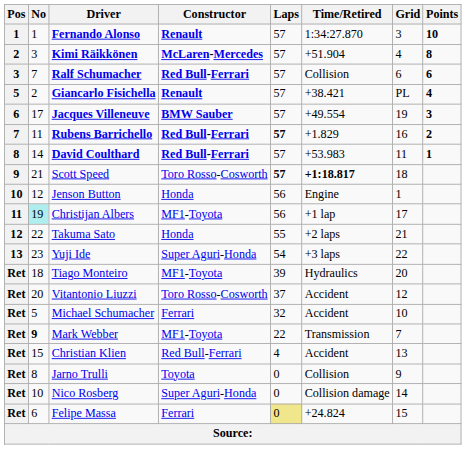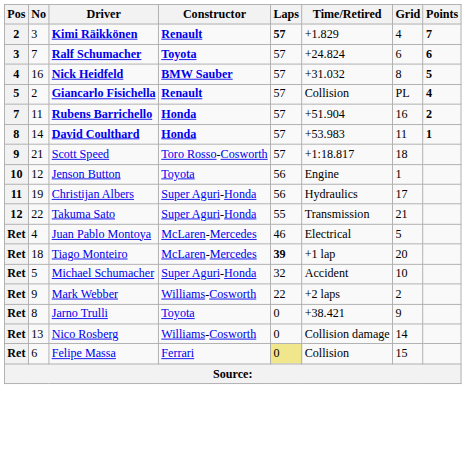- row: (96, 34)
(212, 54) McLaren-Mercedes -> (182, 34) Renault
(279, 54) normal -> (279, 34) bold
(325, 54) +51.904 -> (322, 34) +1.829
(429, 54) 8 -> (429, 34) 7
(205, 73) Red Bull-Ferrari -> (179, 54) Toyota
(327, 73) Collision -> (325, 54) +24.824
+ row: (88, 73)
(325, 93) +38.421 -> (327, 93) Collision
- row: (101, 113)
(205, 133) Red Bull-Ferrari -> (179, 113) Honda
(279, 133) bold -> (279, 113) normal
(322, 133) +1.829 -> (325, 113) +51.904
(205, 153) Red Bull-Ferrari -> (179, 133) Honda
(279, 173) bold -> (279, 153) normal
(330, 173) bold -> (329, 153) normal
(177, 193) Honda -> (178, 173) Toyota
(37, 213) paleturquoise background -> (37, 193) no background
(192, 213) MF1-Toyota -> (209, 193) Super Aguri-Honda
(320, 213) +1 lap -> (331, 193) Hydraulics
(177, 233) Honda -> (209, 213) Super Aguri-Honda
(322, 233) +2 laps -> (337, 213) Transmission
- row: (71, 253)
+ row: (101, 233)
(192, 273) MF1-Toyota -> (209, 253) McLaren-Mercedes
(279, 273) normal -> (279, 253) bold
(331, 273) Hydraulics -> (320, 253) +1 lap
- row: (94, 293)
(178, 313) Ferrari -> (209, 273) Super Aguri-Honda
(34, 333) bold -> (34, 293) normal
(192, 333) MF1-Toyota -> (209, 293) Williams-Cosworth
(337, 333) Transmission -> (322, 293) +2 laps
(398, 333) 7 -> (398, 293) 2
- row: (89, 353)
(327, 373) Collision -> (325, 313) +38.421
(37, 393) 10 -> (37, 333) 13
(209, 393) Super Aguri-Honda -> (209, 333) Williams-Cosworth
(325, 413) +24.824 -> (327, 353) Collision
